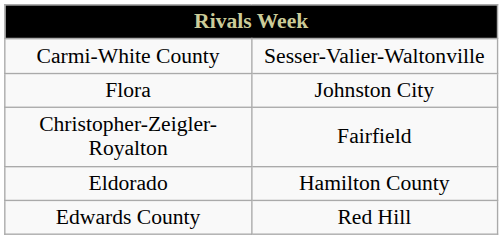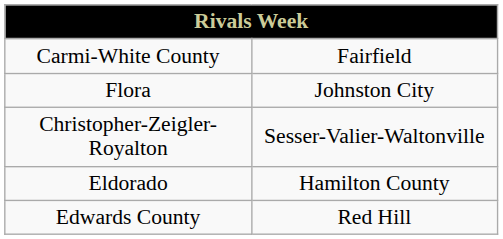(374, 55) Sesser-Valier-Waltonville -> (374, 55) Fairfield
(374, 136) Fairfield -> (374, 136) Sesser-Valier-Waltonville
